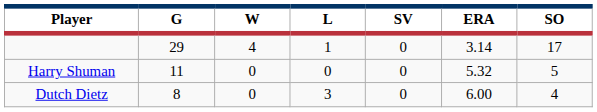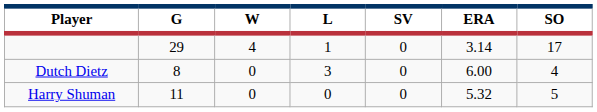rows swapped: (72, 70) <-> (72, 94)
